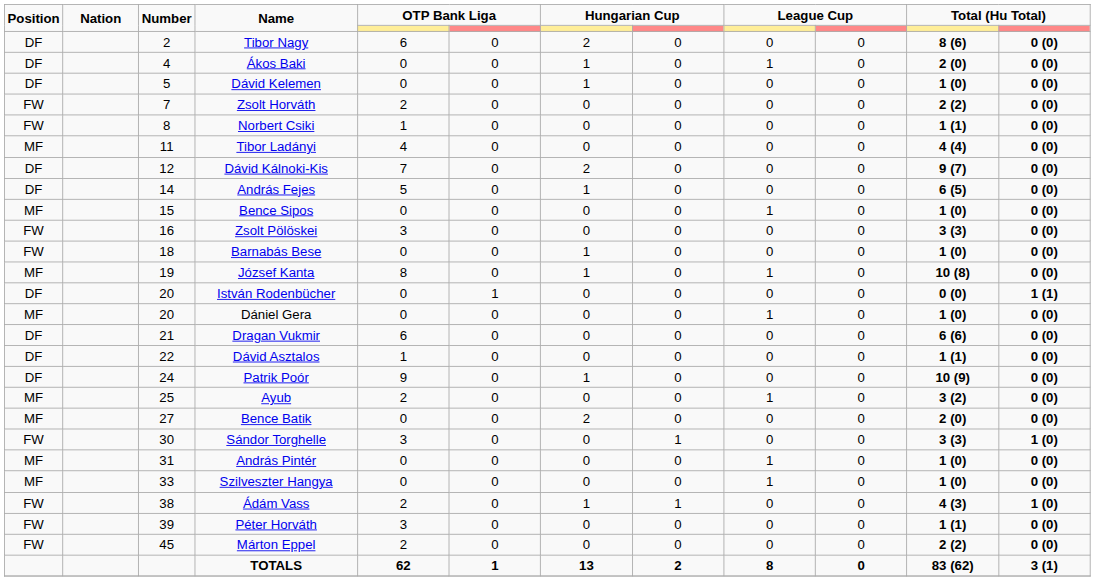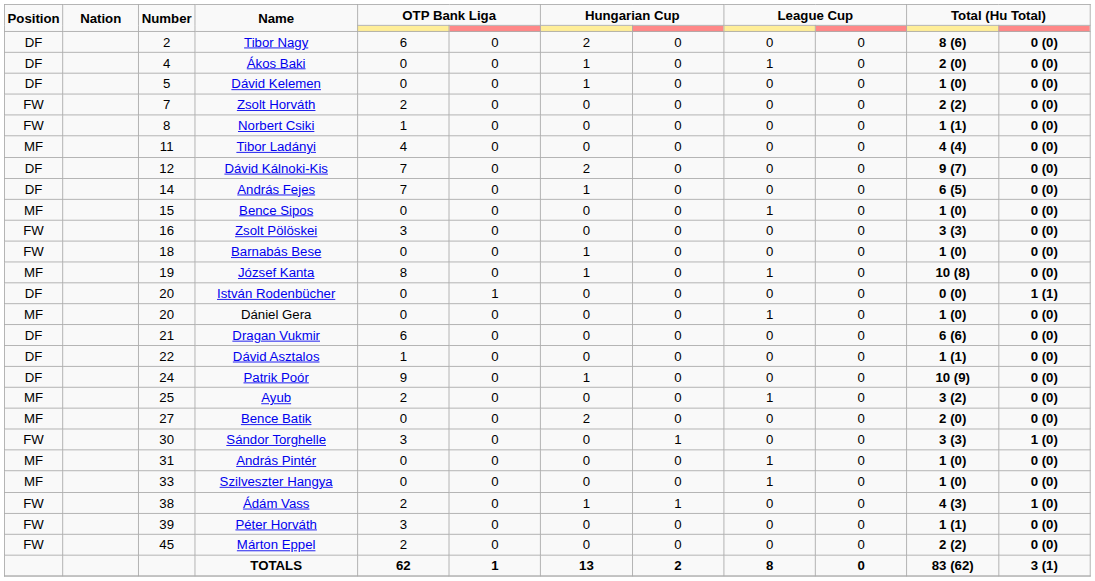(403, 189) 5 -> (403, 189) 7
